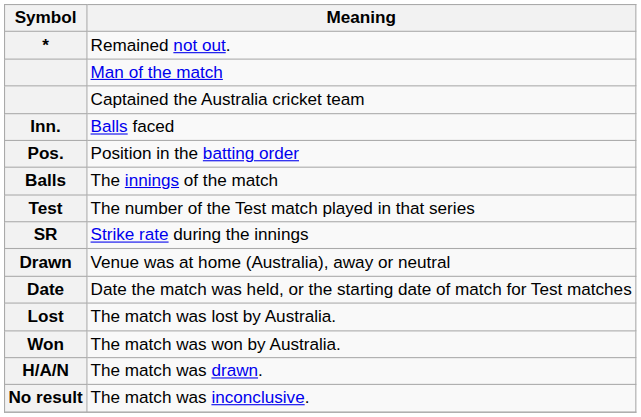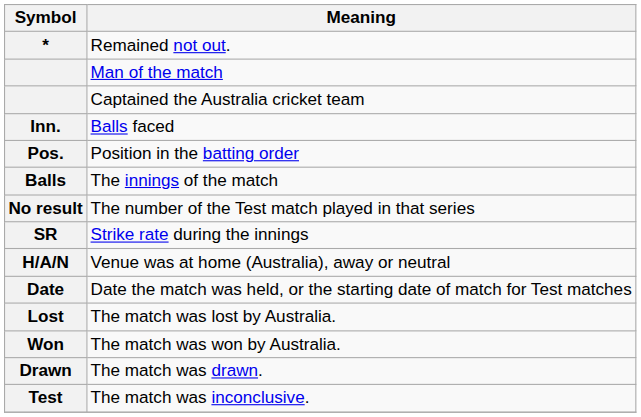(46, 208) Test -> (46, 208) No result
(46, 262) Drawn -> (46, 262) H/A/N
(46, 371) H/A/N -> (46, 371) Drawn
(46, 398) No result -> (46, 398) Test
